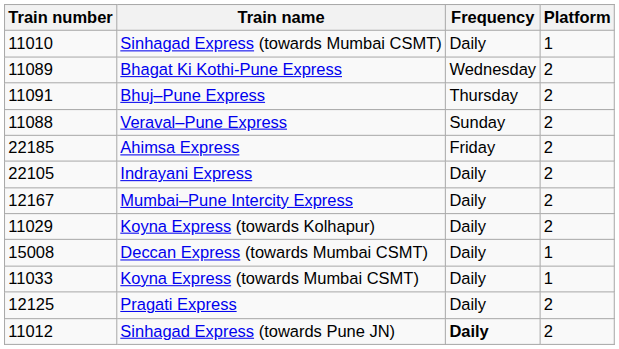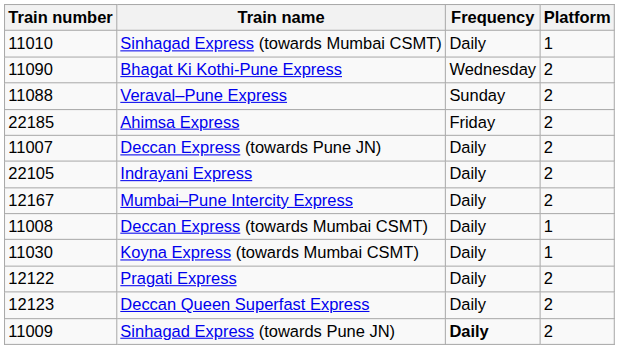(31, 69) 11089 -> (31, 69) 11090
- row: (193, 95)
+ row: (251, 148)
- row: (248, 226)
(31, 252) 15008 -> (31, 226) 11008
(31, 278) 11033 -> (31, 252) 11030
(31, 305) 12125 -> (31, 278) 12122
+ row: (245, 305)
(31, 331) 11012 -> (31, 331) 11009
